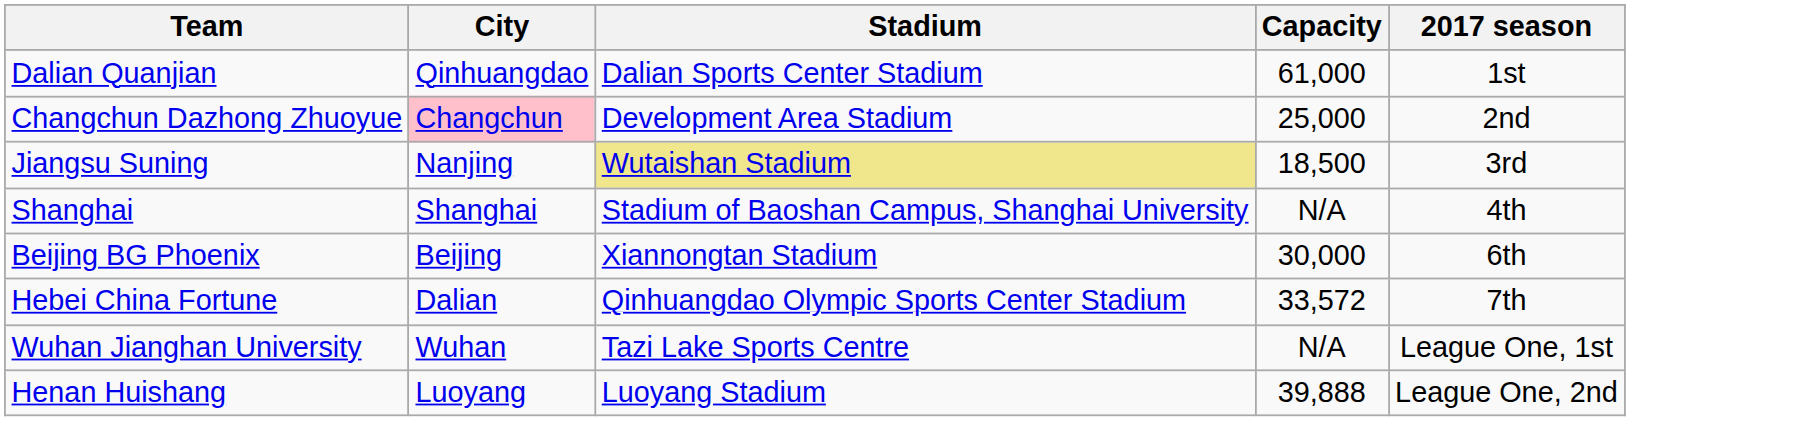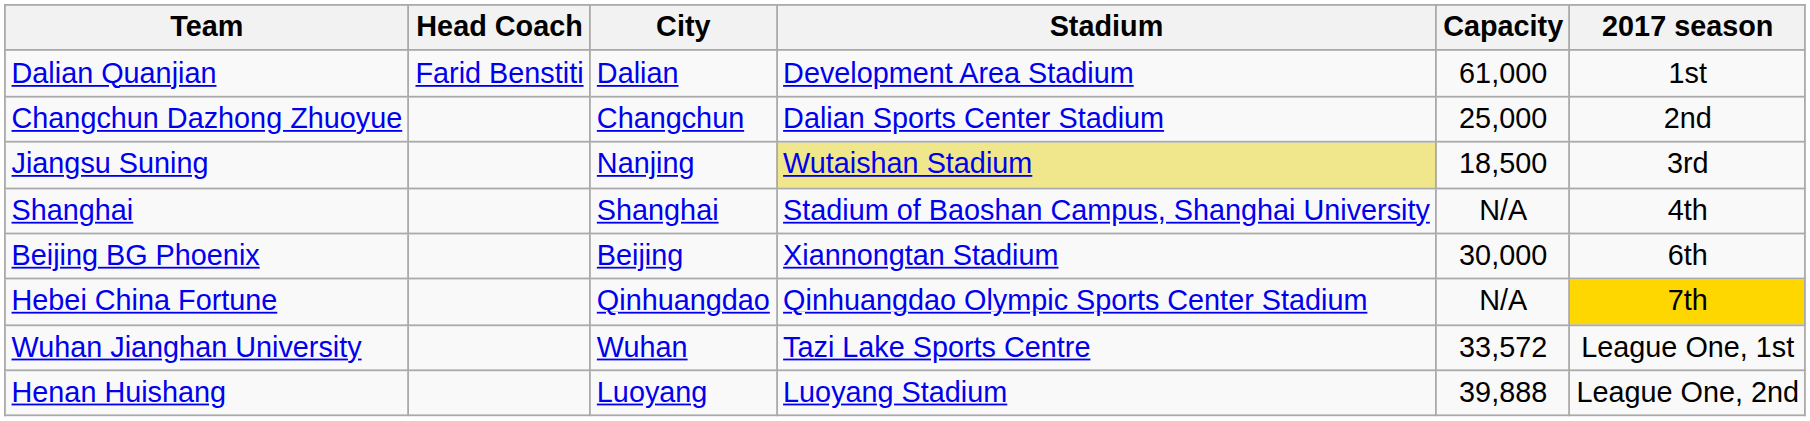+ column: (500, 27)
(502, 73) Qinhuangdao -> (638, 73) Dalian
(792, 73) Dalian Sports Center Stadium -> (958, 73) Development Area Stadium
(489, 118) pink background -> (671, 118) no background
(777, 118) Development Area Stadium -> (974, 118) Dalian Sports Center Stadium
(456, 301) Dalian -> (683, 301) Qinhuangdao
(1322, 301) 33,572 -> (1503, 301) N/A
(1506, 301) no background -> (1688, 301) gold background
(1322, 347) N/A -> (1503, 347) 33,572
